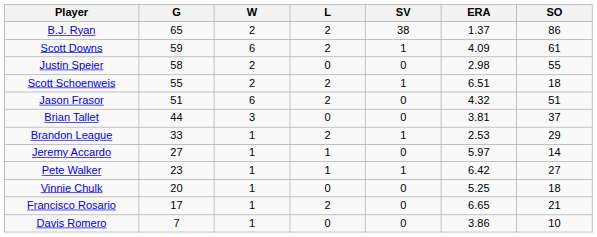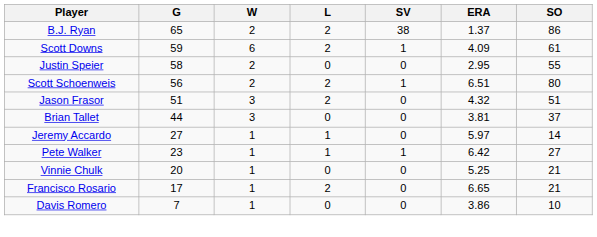(479, 65) 2.98 -> (479, 65) 2.95
(176, 83) 55 -> (176, 83) 56
(554, 83) 18 -> (554, 83) 80
(252, 100) 6 -> (252, 100) 3
- row: (72, 135)
(554, 188) 18 -> (554, 170) 21
